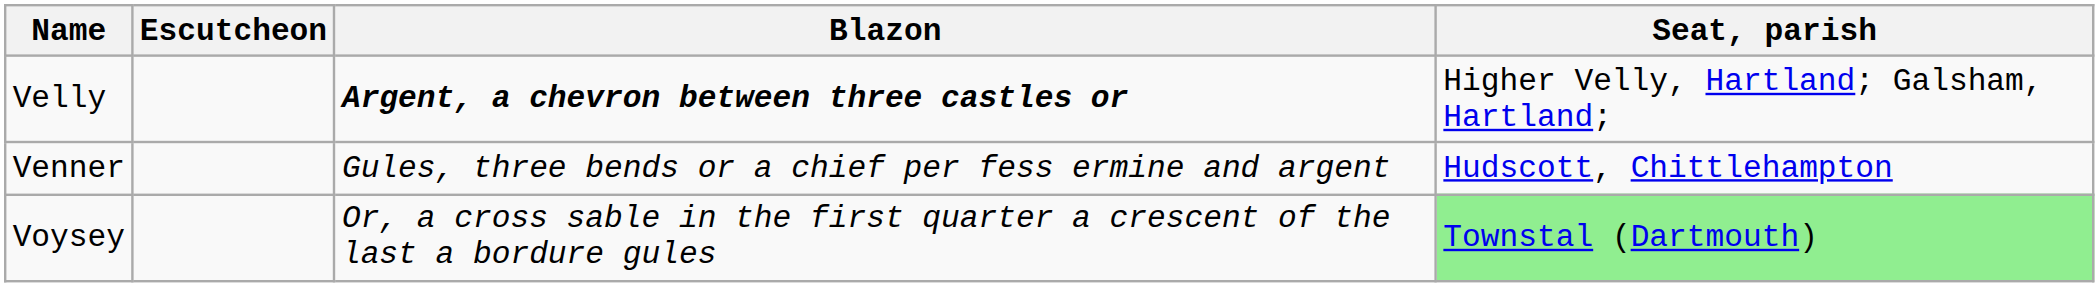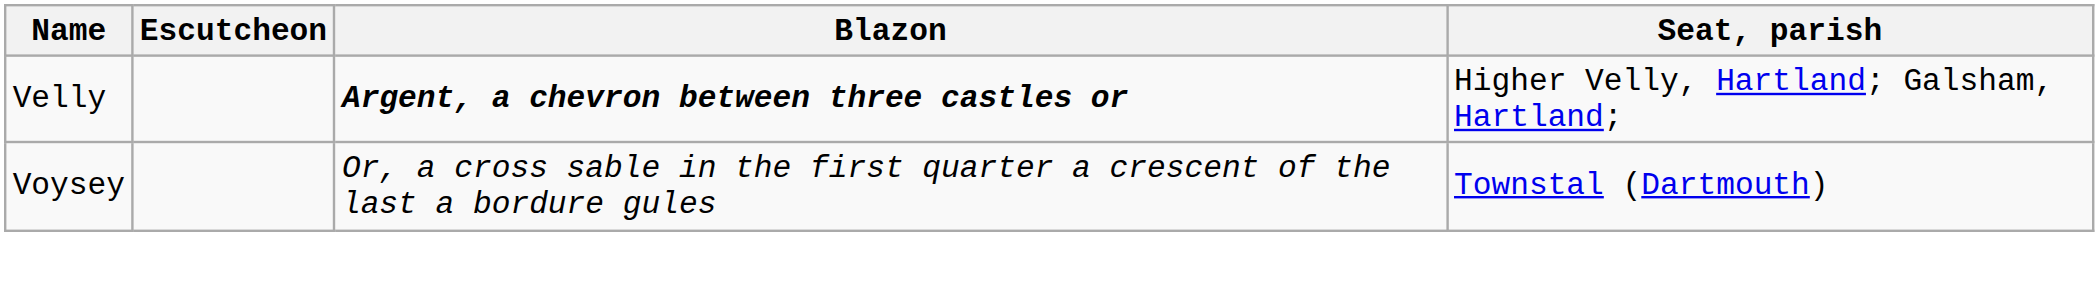- row: (69, 168)
(1631, 237) lightgreen background -> (1641, 186) no background
